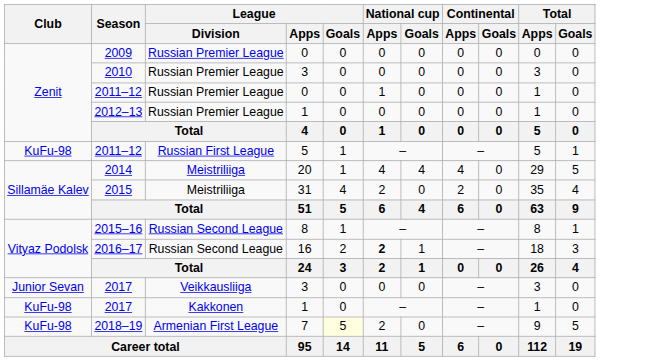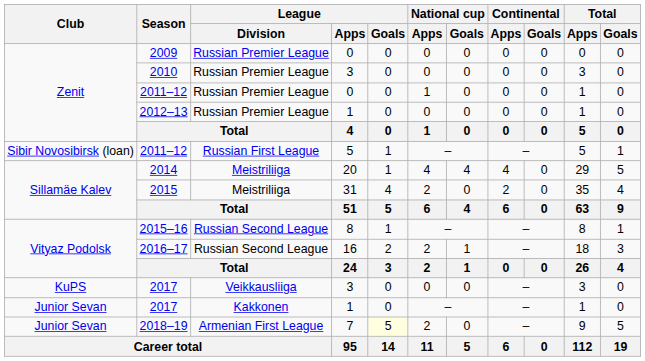(48, 151) KuFu-98 -> (71, 151) Sibir Novosibirsk (loan)
(382, 248) bold -> (427, 248) normal
(48, 287) Junior Sevan -> (71, 287) KuPS
(48, 307) KuFu-98 -> (71, 307) Junior Sevan
(48, 326) KuFu-98 -> (71, 326) Junior Sevan
